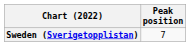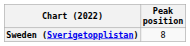(163, 35) 7 -> (163, 35) 8
